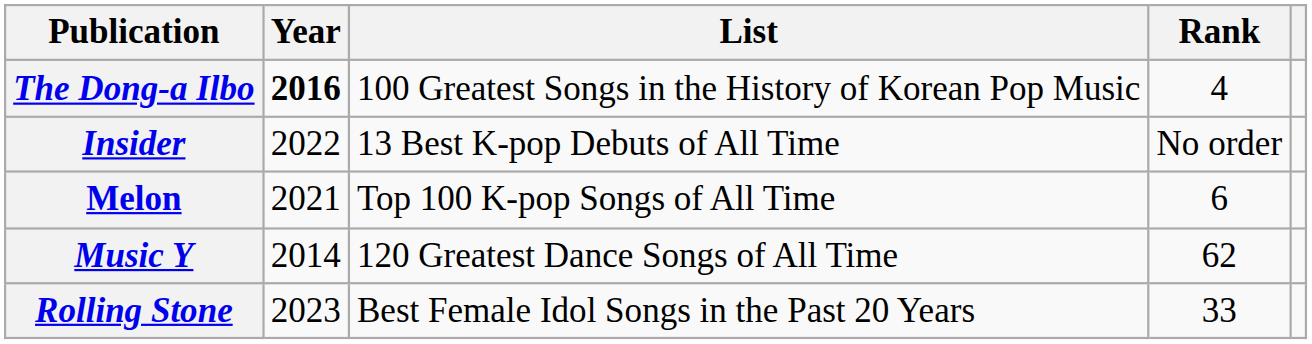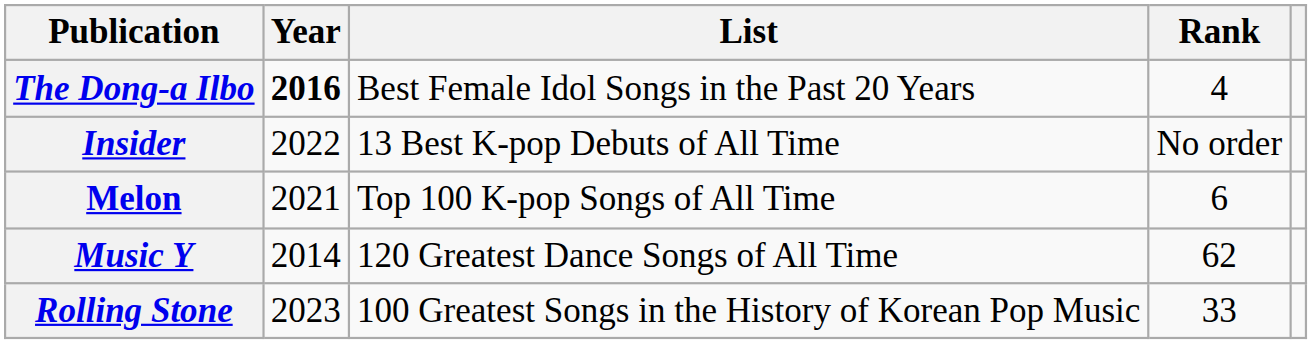(749, 87) 100 Greatest Songs in the History of Korean Pop Music -> (666, 87) Best Female Idol Songs in the Past 20 Years
(666, 310) Best Female Idol Songs in the Past 20 Years -> (749, 310) 100 Greatest Songs in the History of Korean Pop Music
